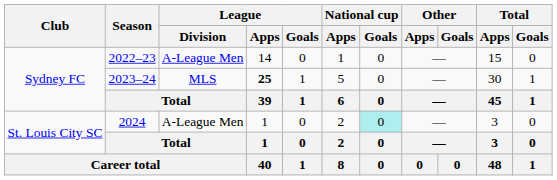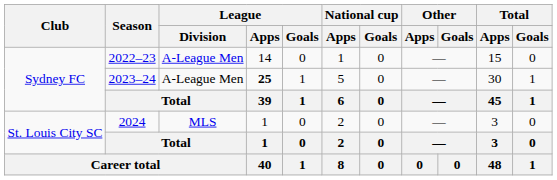(203, 79) MLS -> (203, 79) A-League Men
(203, 121) A-League Men -> (203, 121) MLS
(381, 121) paleturquoise background -> (381, 121) no background
